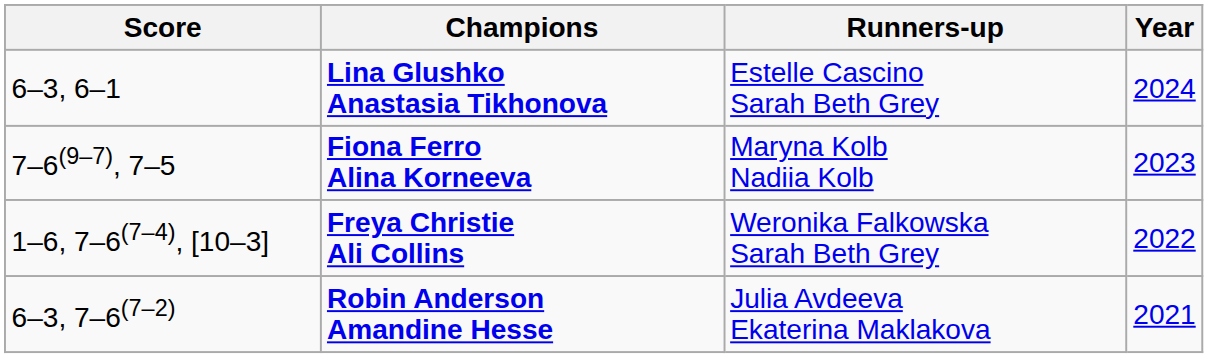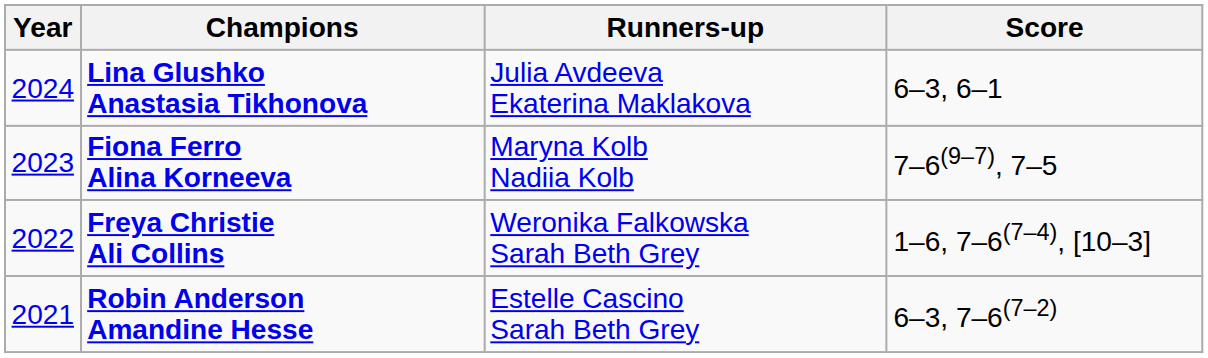columns swapped: (1165, 28) <-> (163, 28)
(835, 88) Estelle Cascino Sarah Beth Grey -> (621, 88) Julia Avdeeva Ekaterina Maklakova
(860, 314) Julia Avdeeva Ekaterina Maklakova -> (595, 314) Estelle Cascino Sarah Beth Grey
